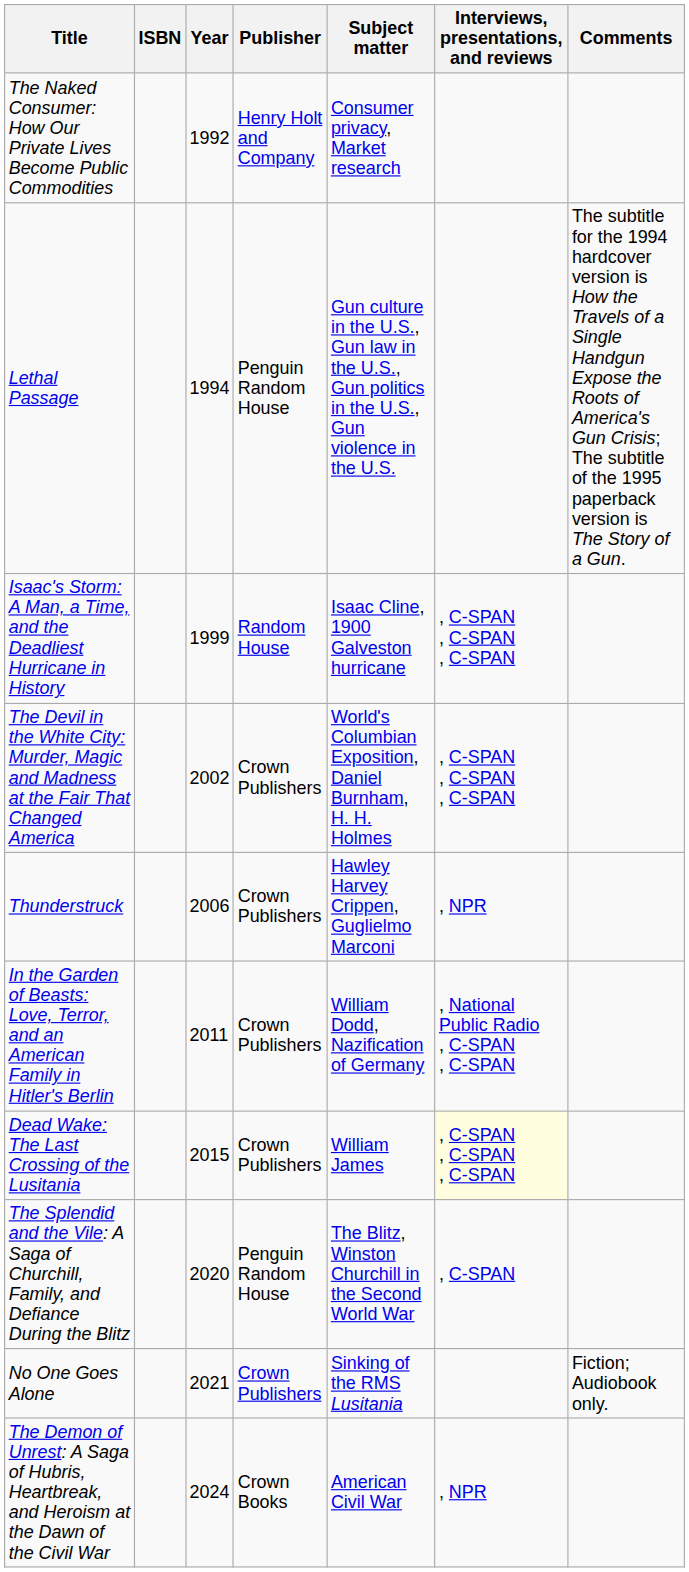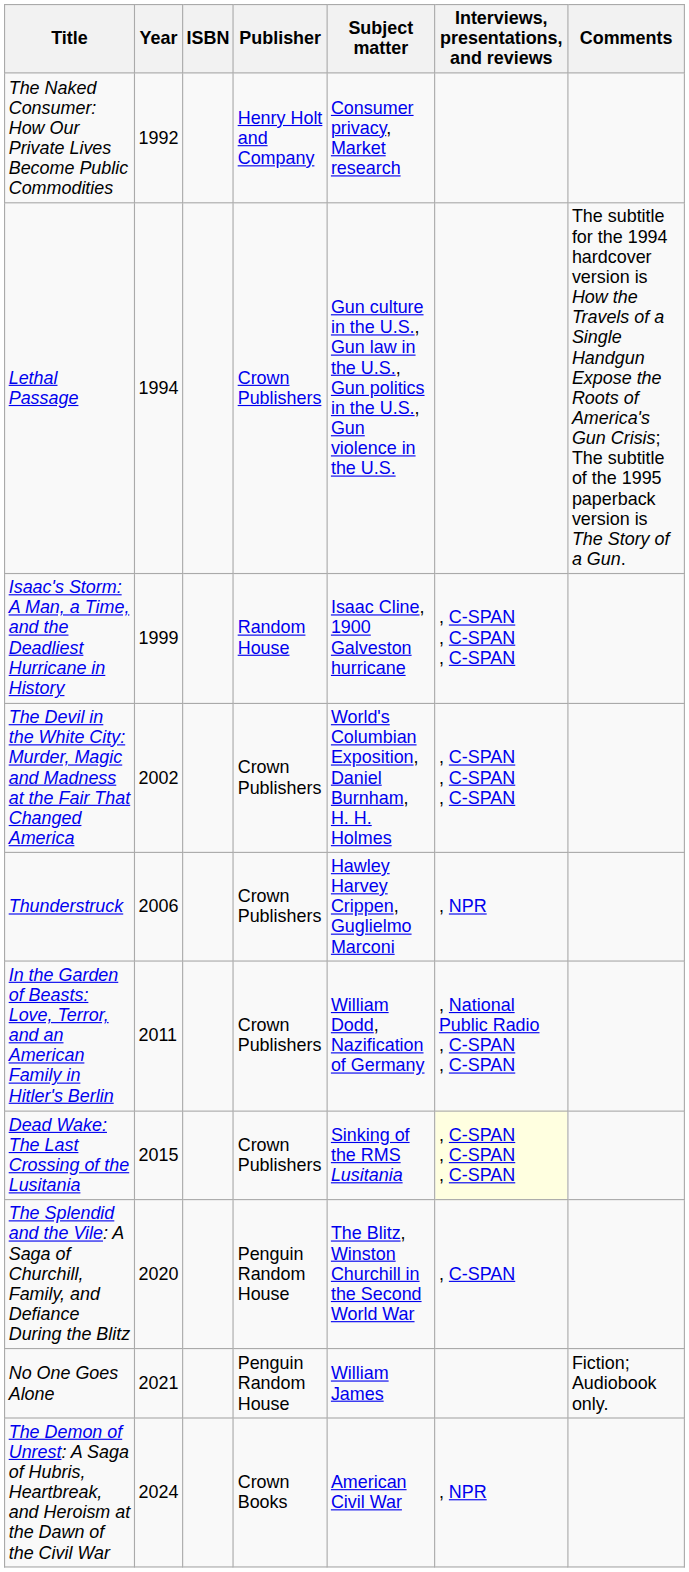columns swapped: (210, 38) <-> (160, 38)
(272, 388) Penguin Random House -> (280, 388) Crown Publishers
(360, 1155) William James -> (370, 1155) Sinking of the RMS Lusitania
(280, 1383) Crown Publishers -> (272, 1383) Penguin Random House
(370, 1383) Sinking of the RMS Lusitania -> (360, 1383) William James
